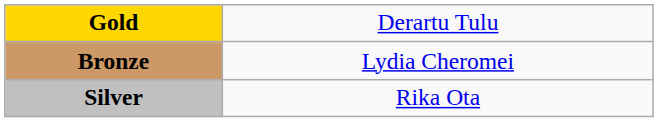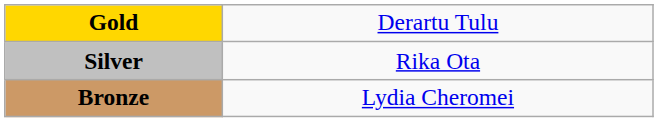rows swapped: (114, 97) <-> (114, 60)
